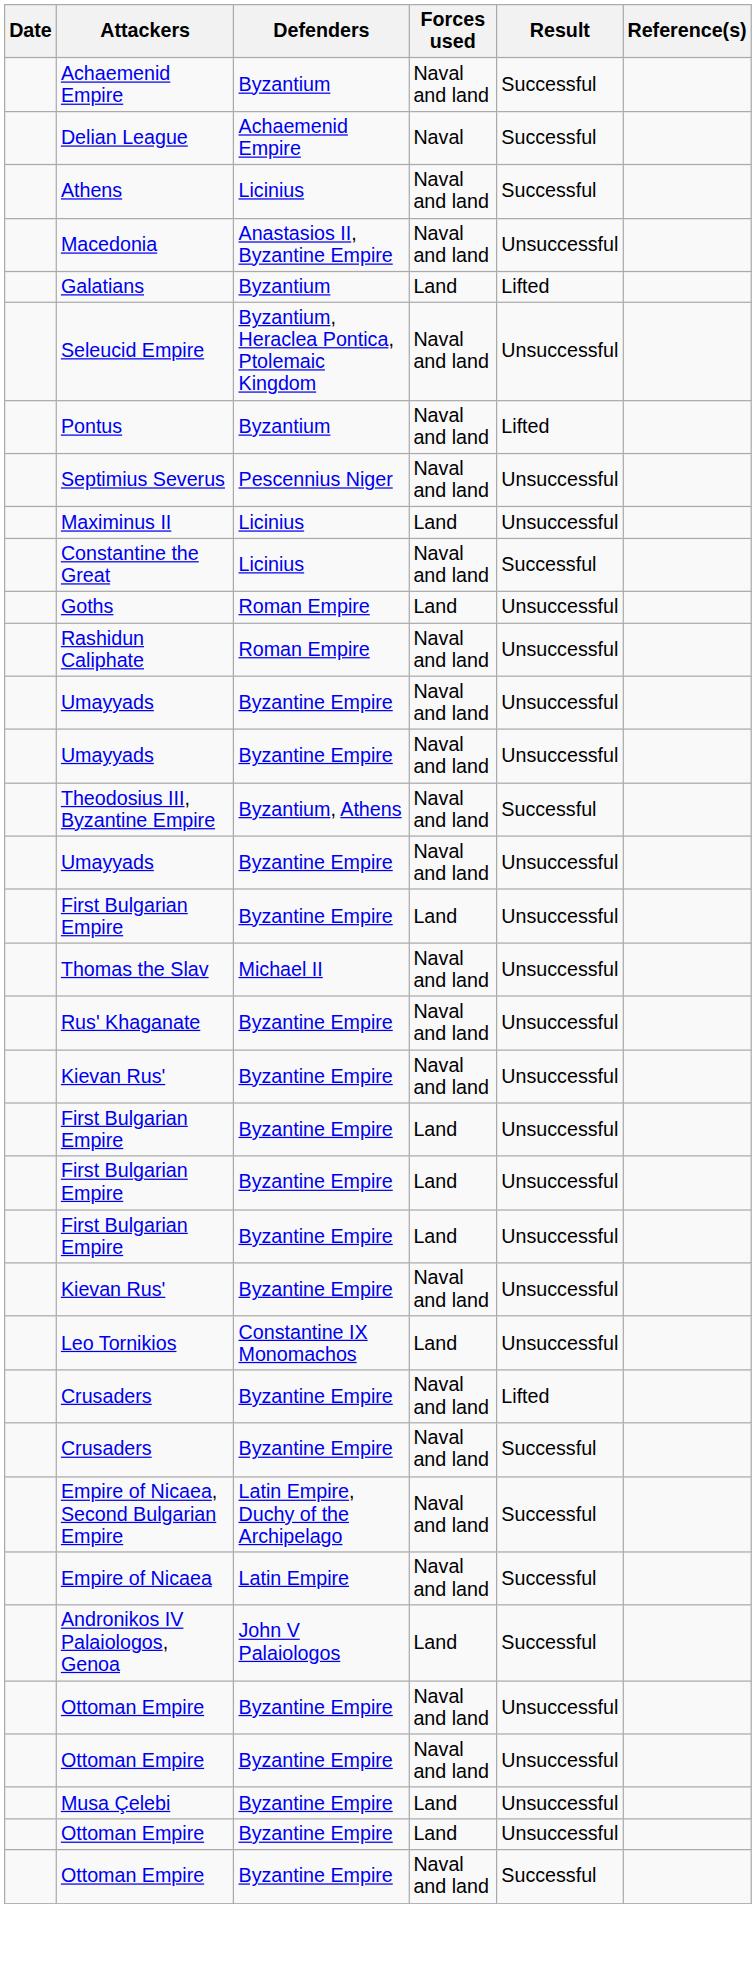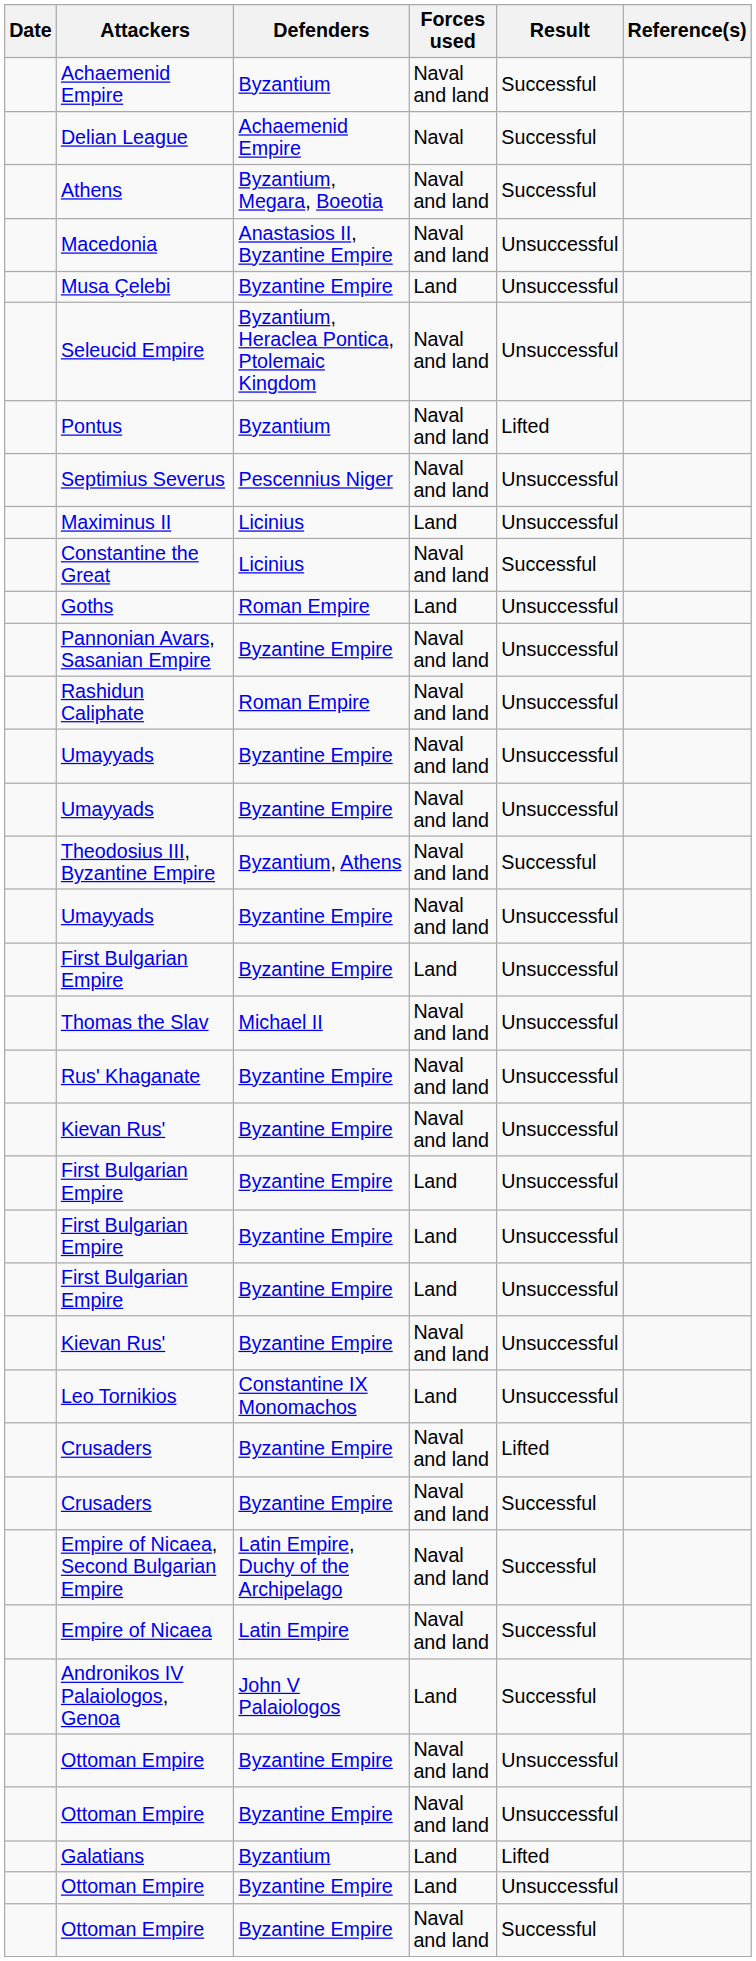(271, 191) Licinius -> (311, 191) Byzantium, Megara, Boeotia
rows swapped: (102, 286) <-> (116, 1802)
+ row: (138, 649)
